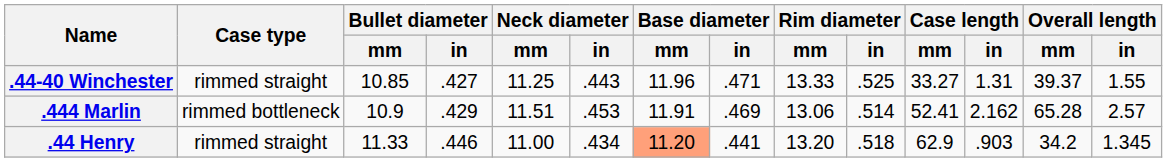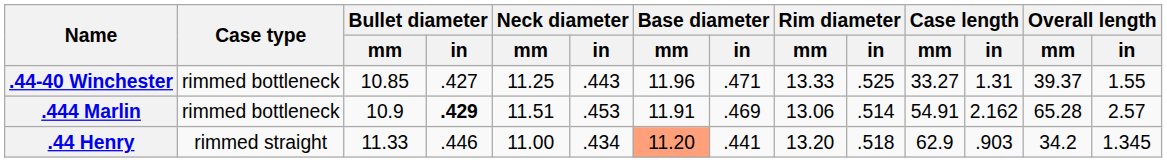(261, 81) rimmed straight -> (261, 81) rimmed bottleneck
(459, 112) normal -> (459, 112) bold
(935, 112) 52.41 -> (935, 112) 54.91
